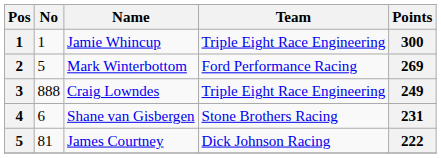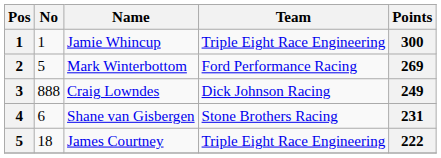(293, 91) Triple Eight Race Engineering -> (266, 91) Dick Johnson Racing
(45, 141) 81 -> (45, 141) 18
(266, 141) Dick Johnson Racing -> (293, 141) Triple Eight Race Engineering
